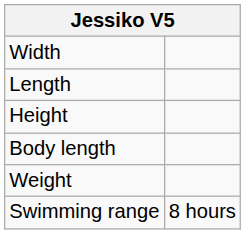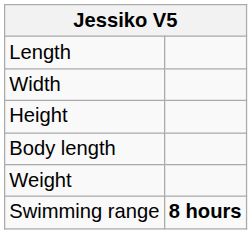rows swapped: (40, 84) <-> (35, 52)
(202, 212) normal -> (205, 212) bold
